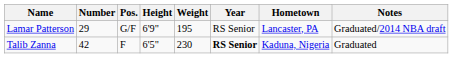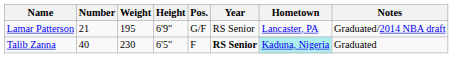columns swapped: (129, 12) <-> (193, 12)
(84, 28) 29 -> (84, 28) 21
(84, 45) 42 -> (84, 45) 40
(296, 45) no background -> (296, 45) paleturquoise background
